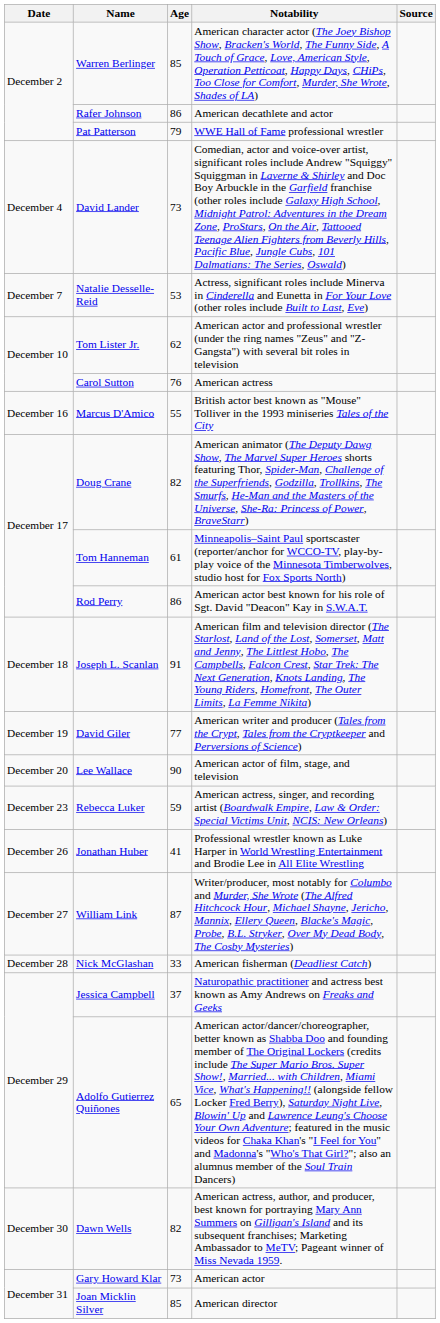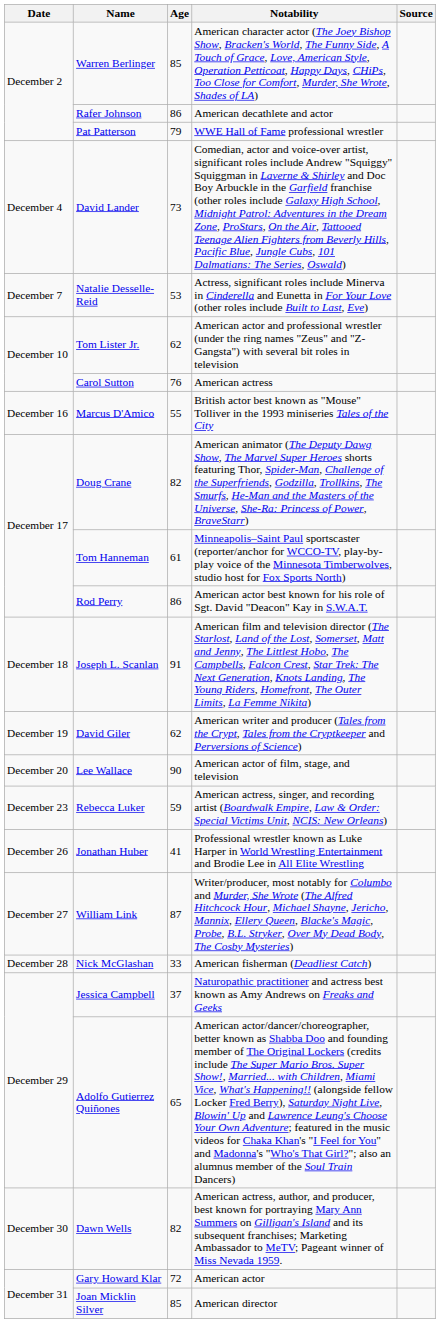(176, 733) 77 -> (176, 733) 62
(176, 1278) 73 -> (176, 1278) 72
